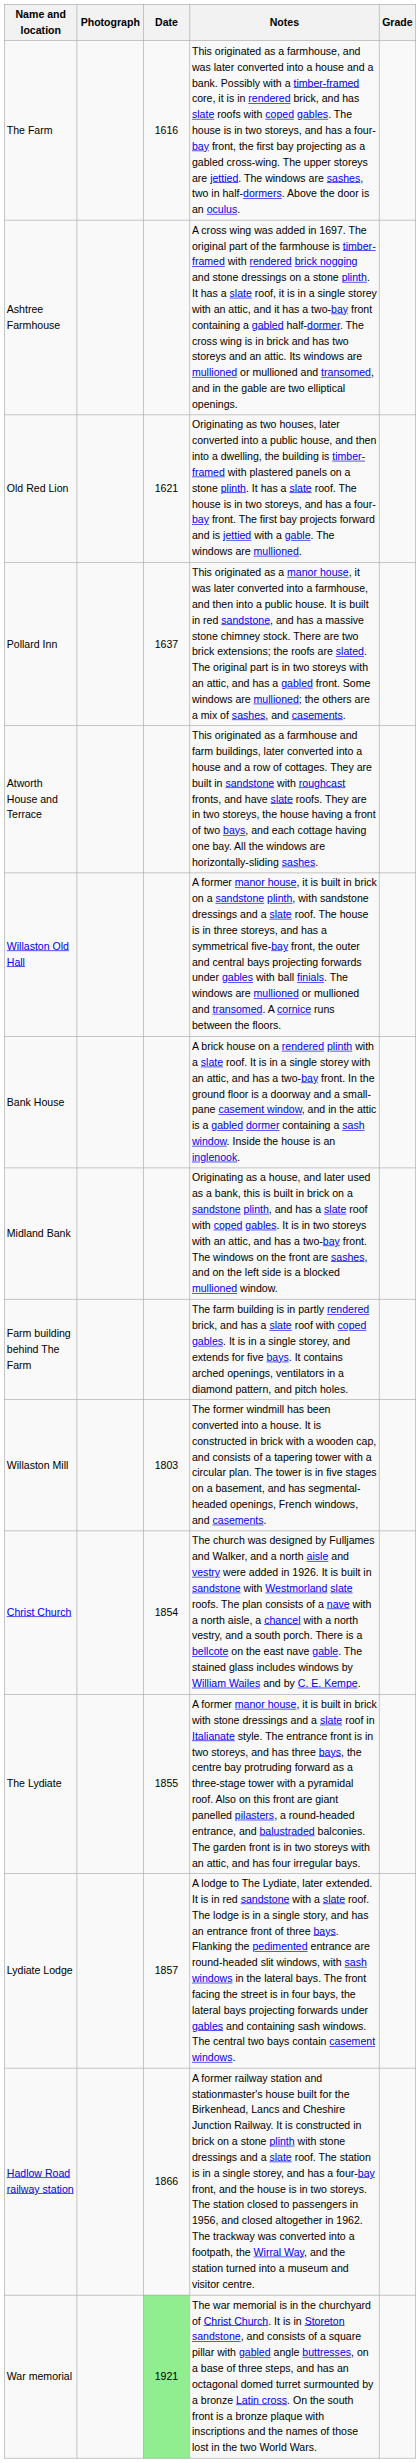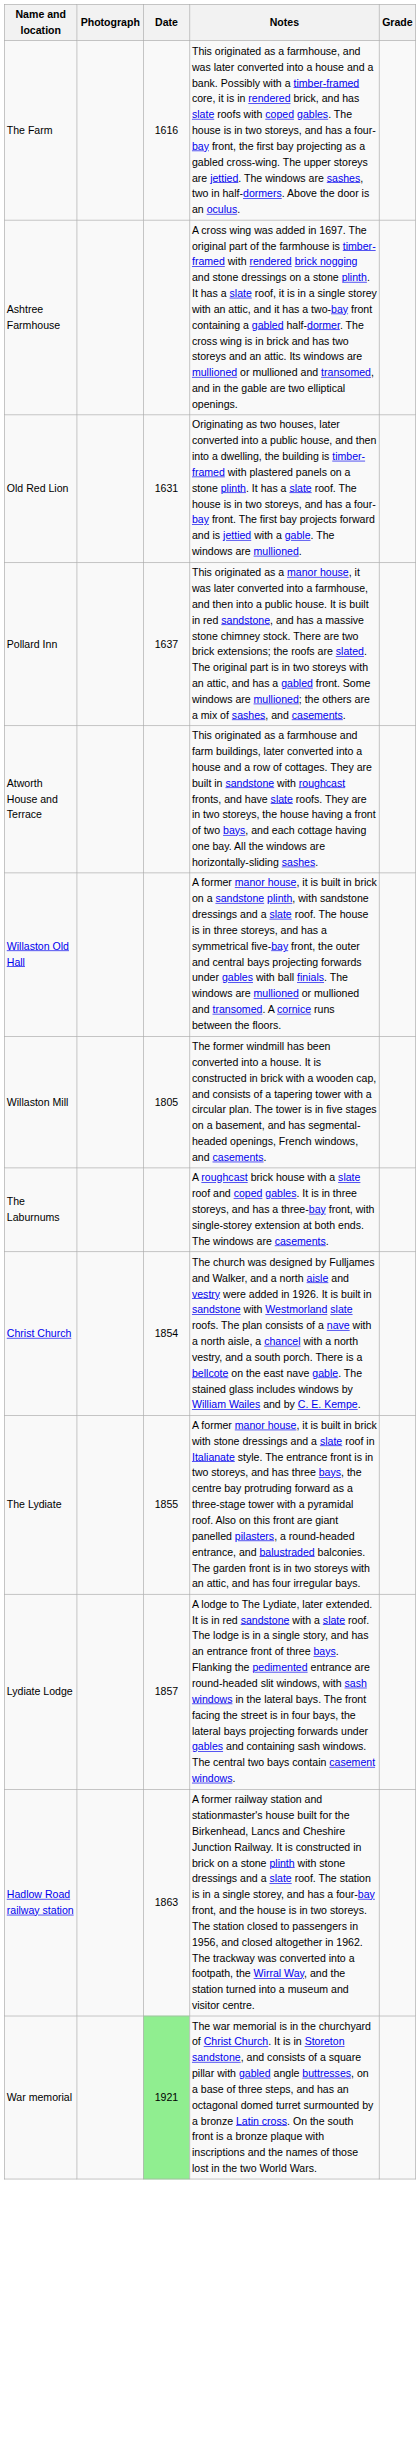(166, 488) 1621 -> (166, 488) 1631
- row: (36, 1102)
- row: (39, 1233)
- row: (39, 1349)
(166, 1465) 1803 -> (166, 1102) 1805
+ row: (33, 1210)
(166, 2181) 1866 -> (166, 1902) 1863
